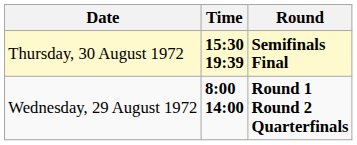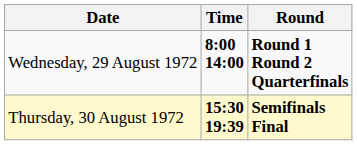rows swapped: (103, 107) <-> (96, 53)
